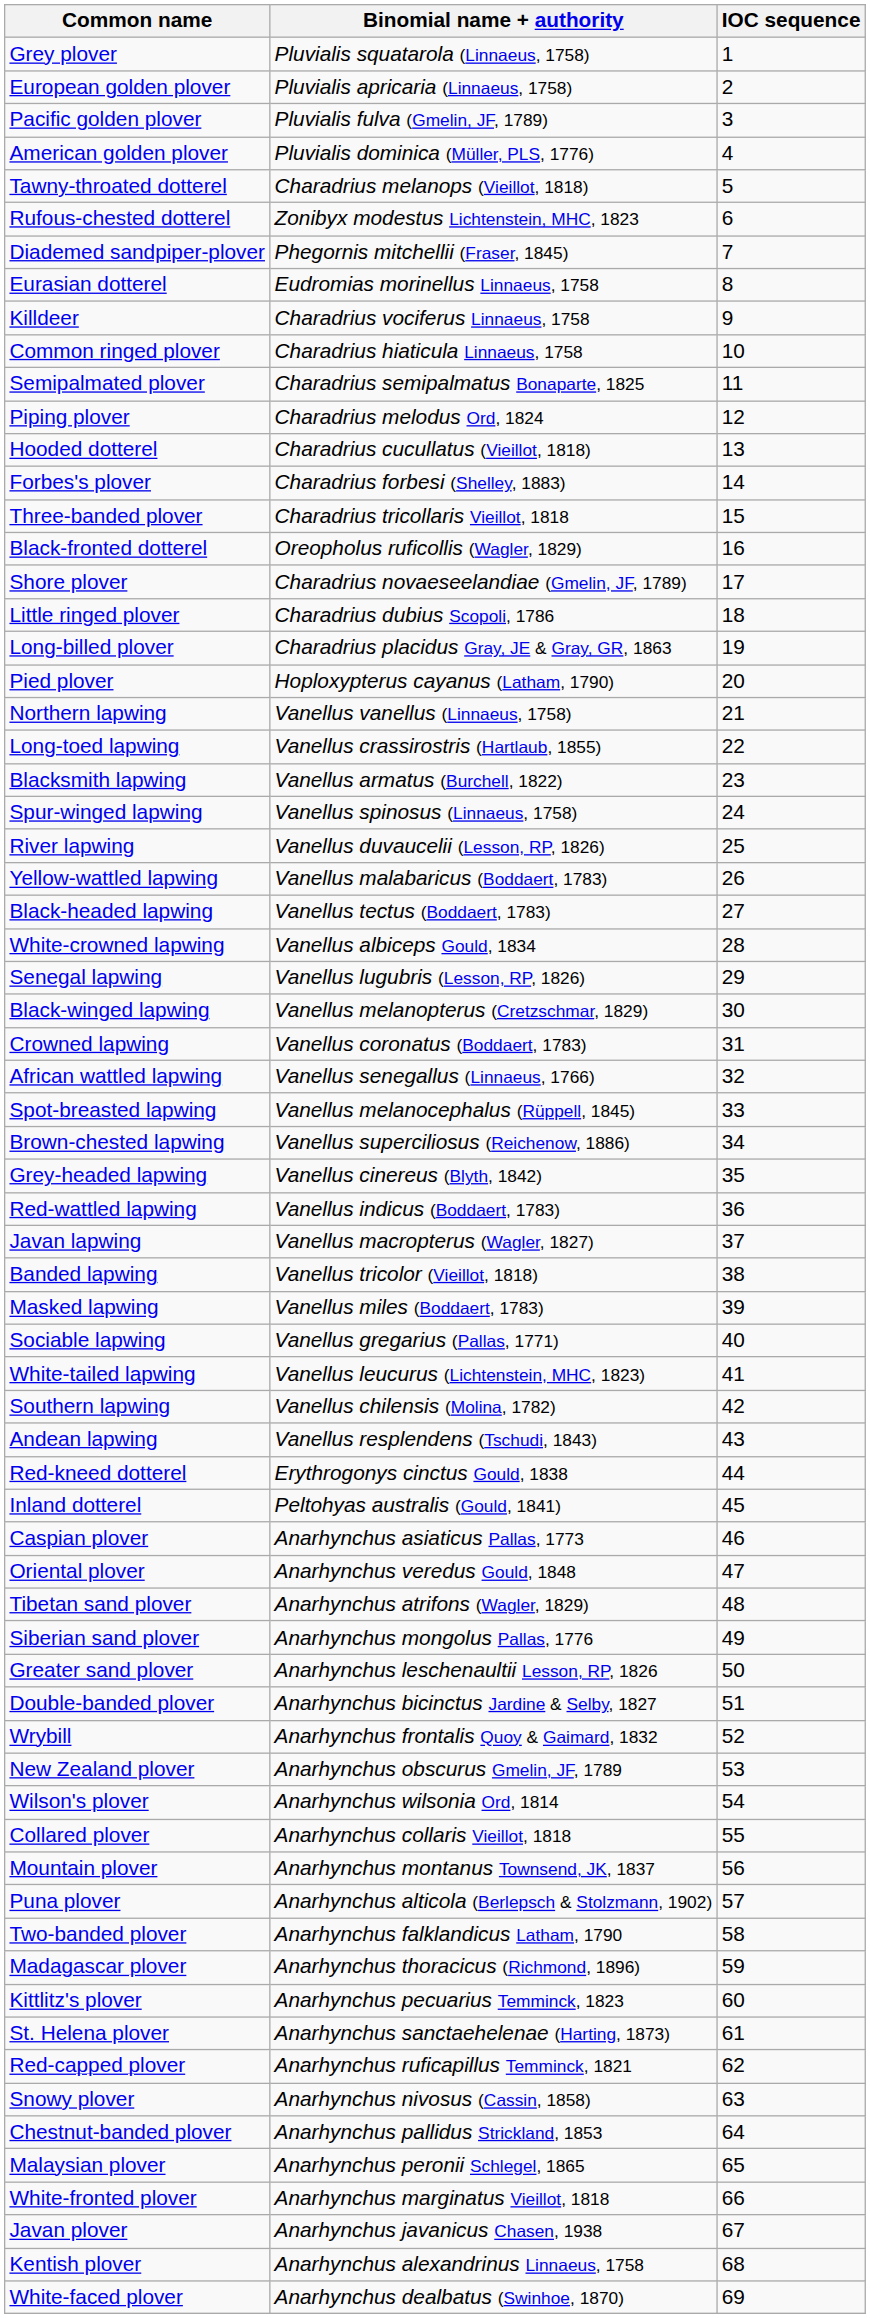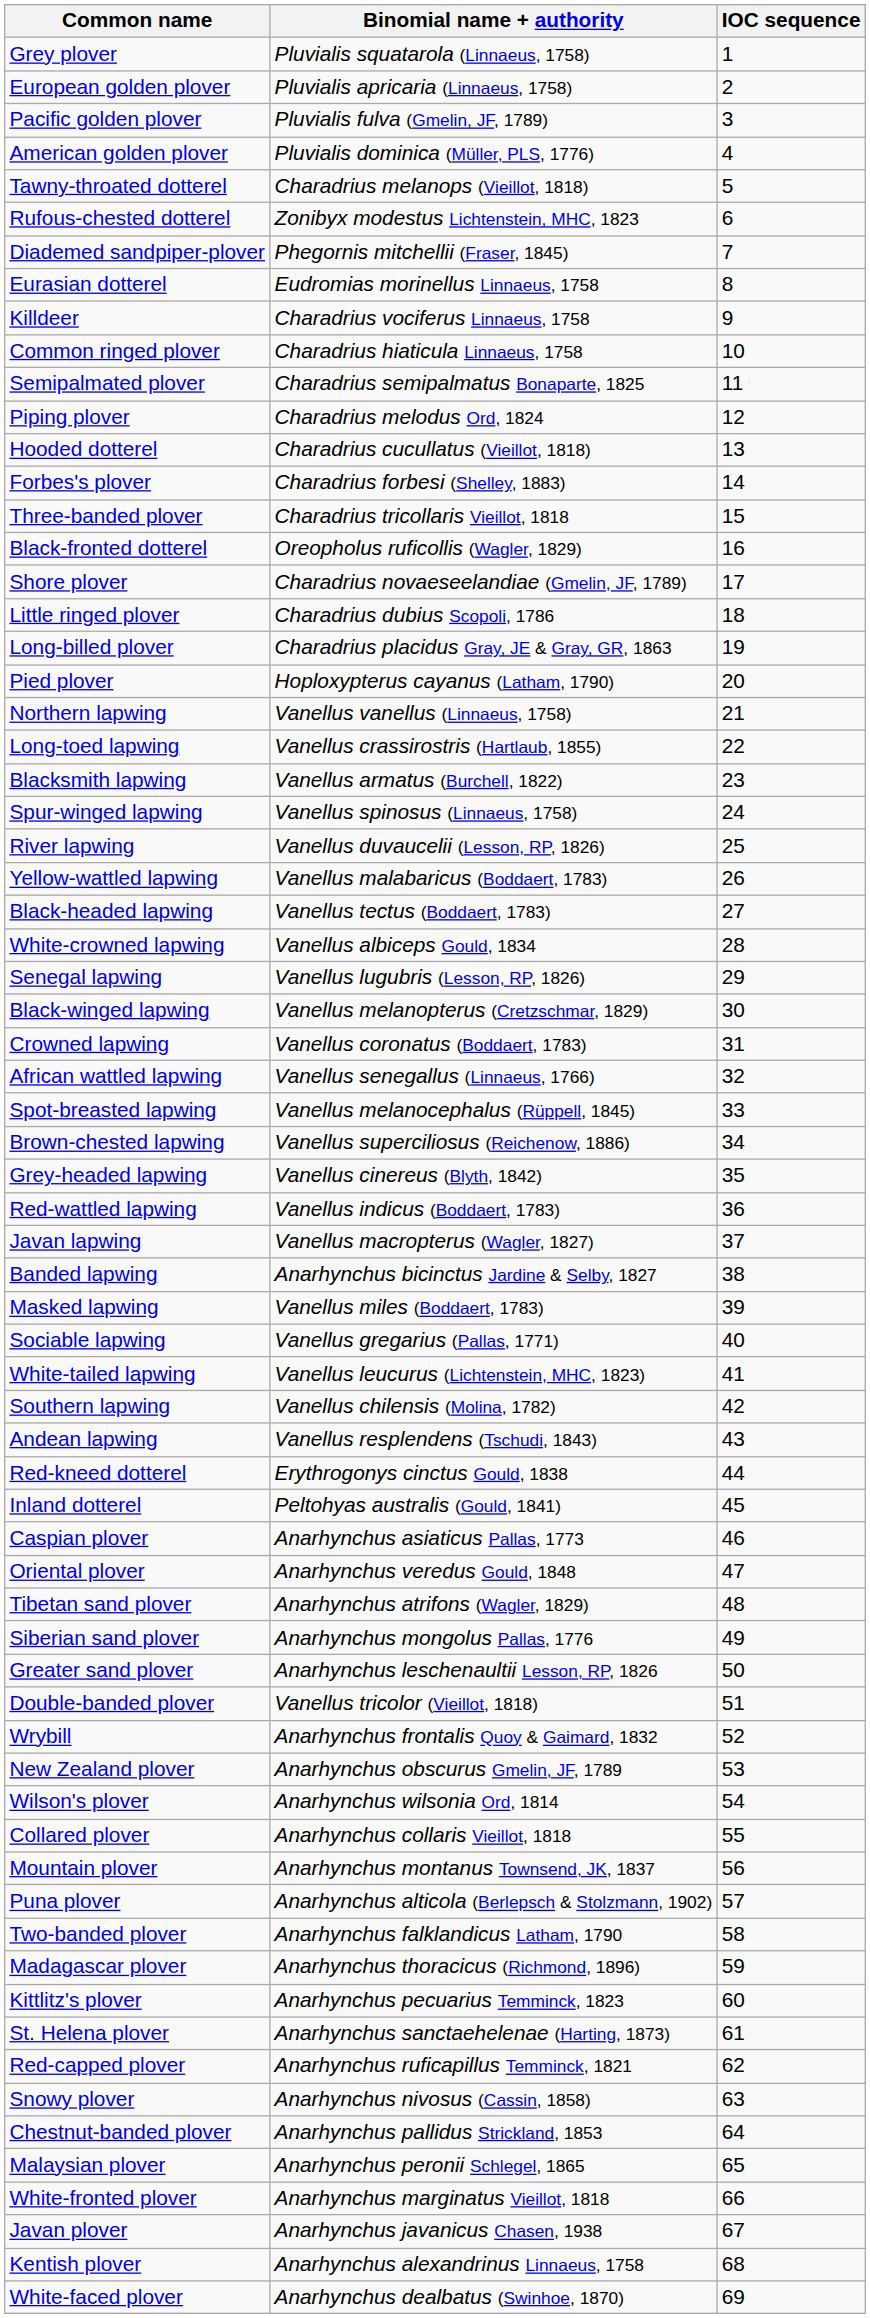(406, 1274) Vanellus tricolor (Vieillot, 1818) -> (466, 1274) Anarhynchus bicinctus Jardine & Selby, 1827
(466, 1703) Anarhynchus bicinctus Jardine & Selby, 1827 -> (406, 1703) Vanellus tricolor (Vieillot, 1818)
